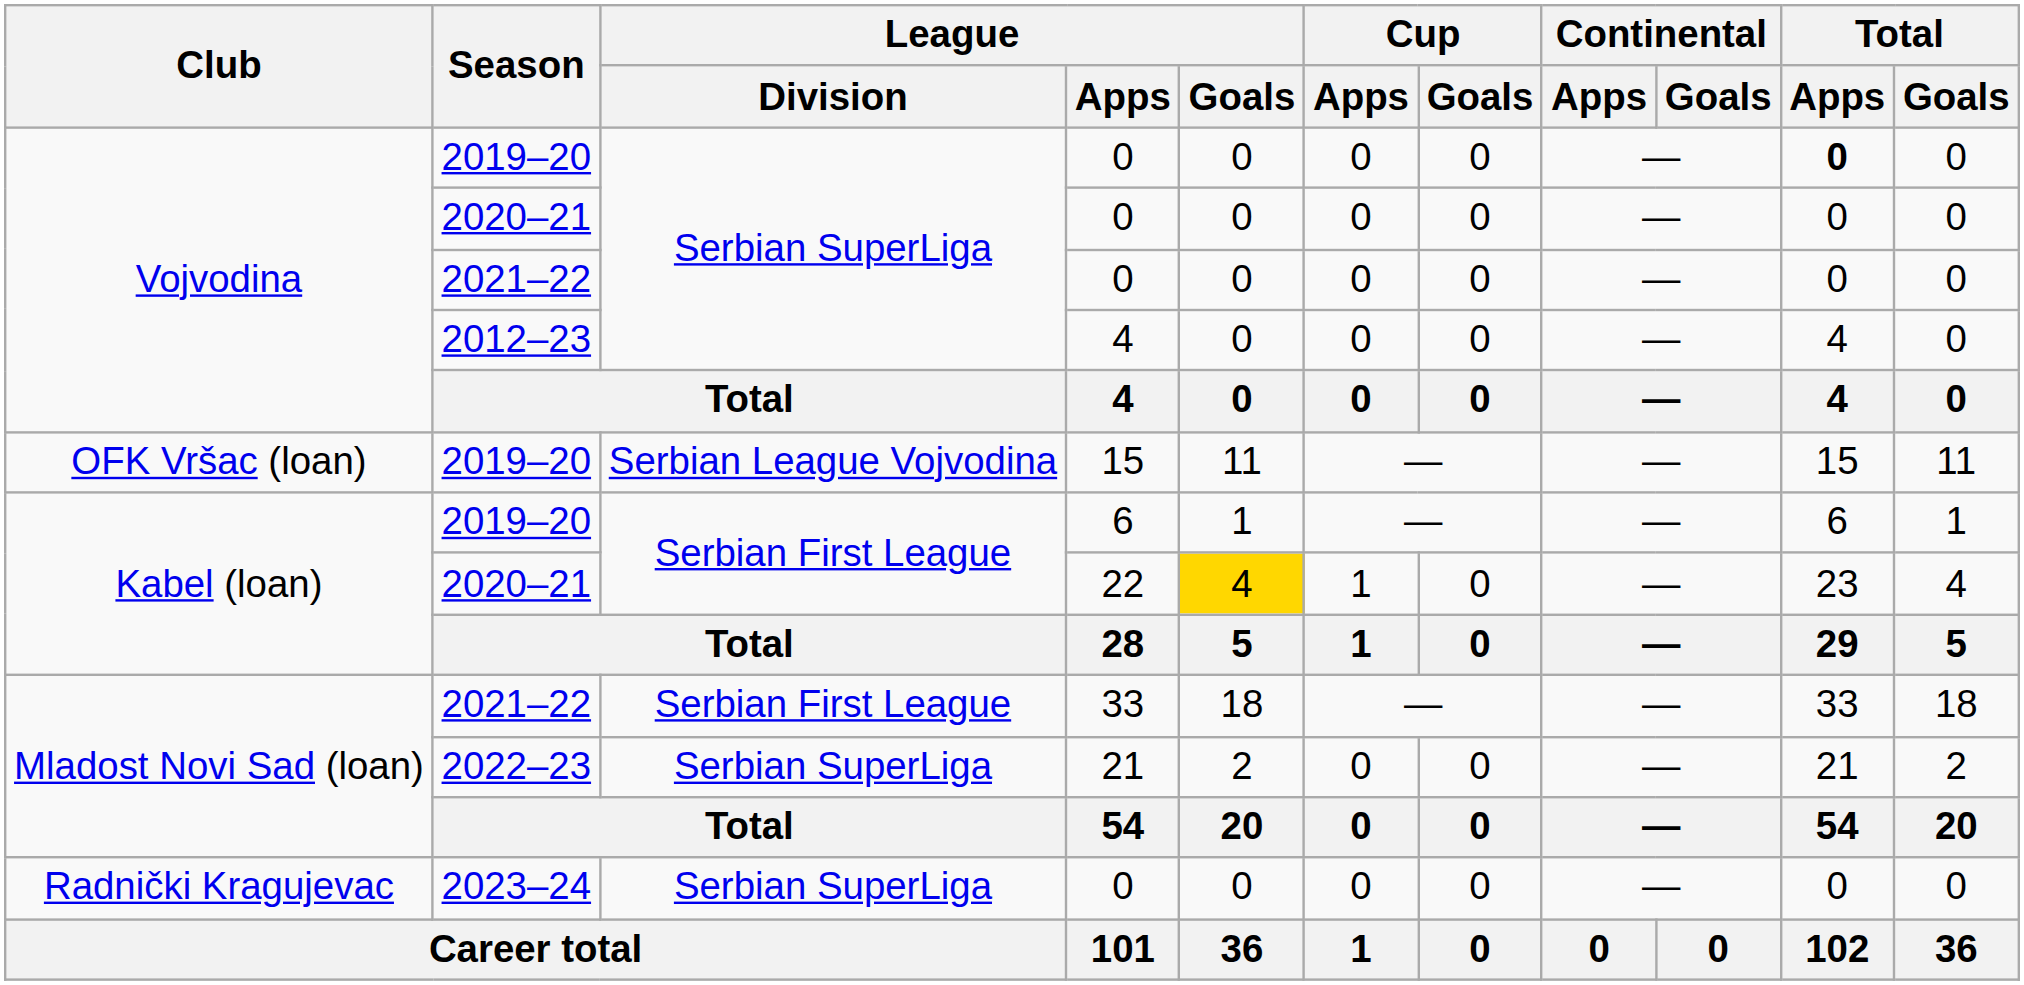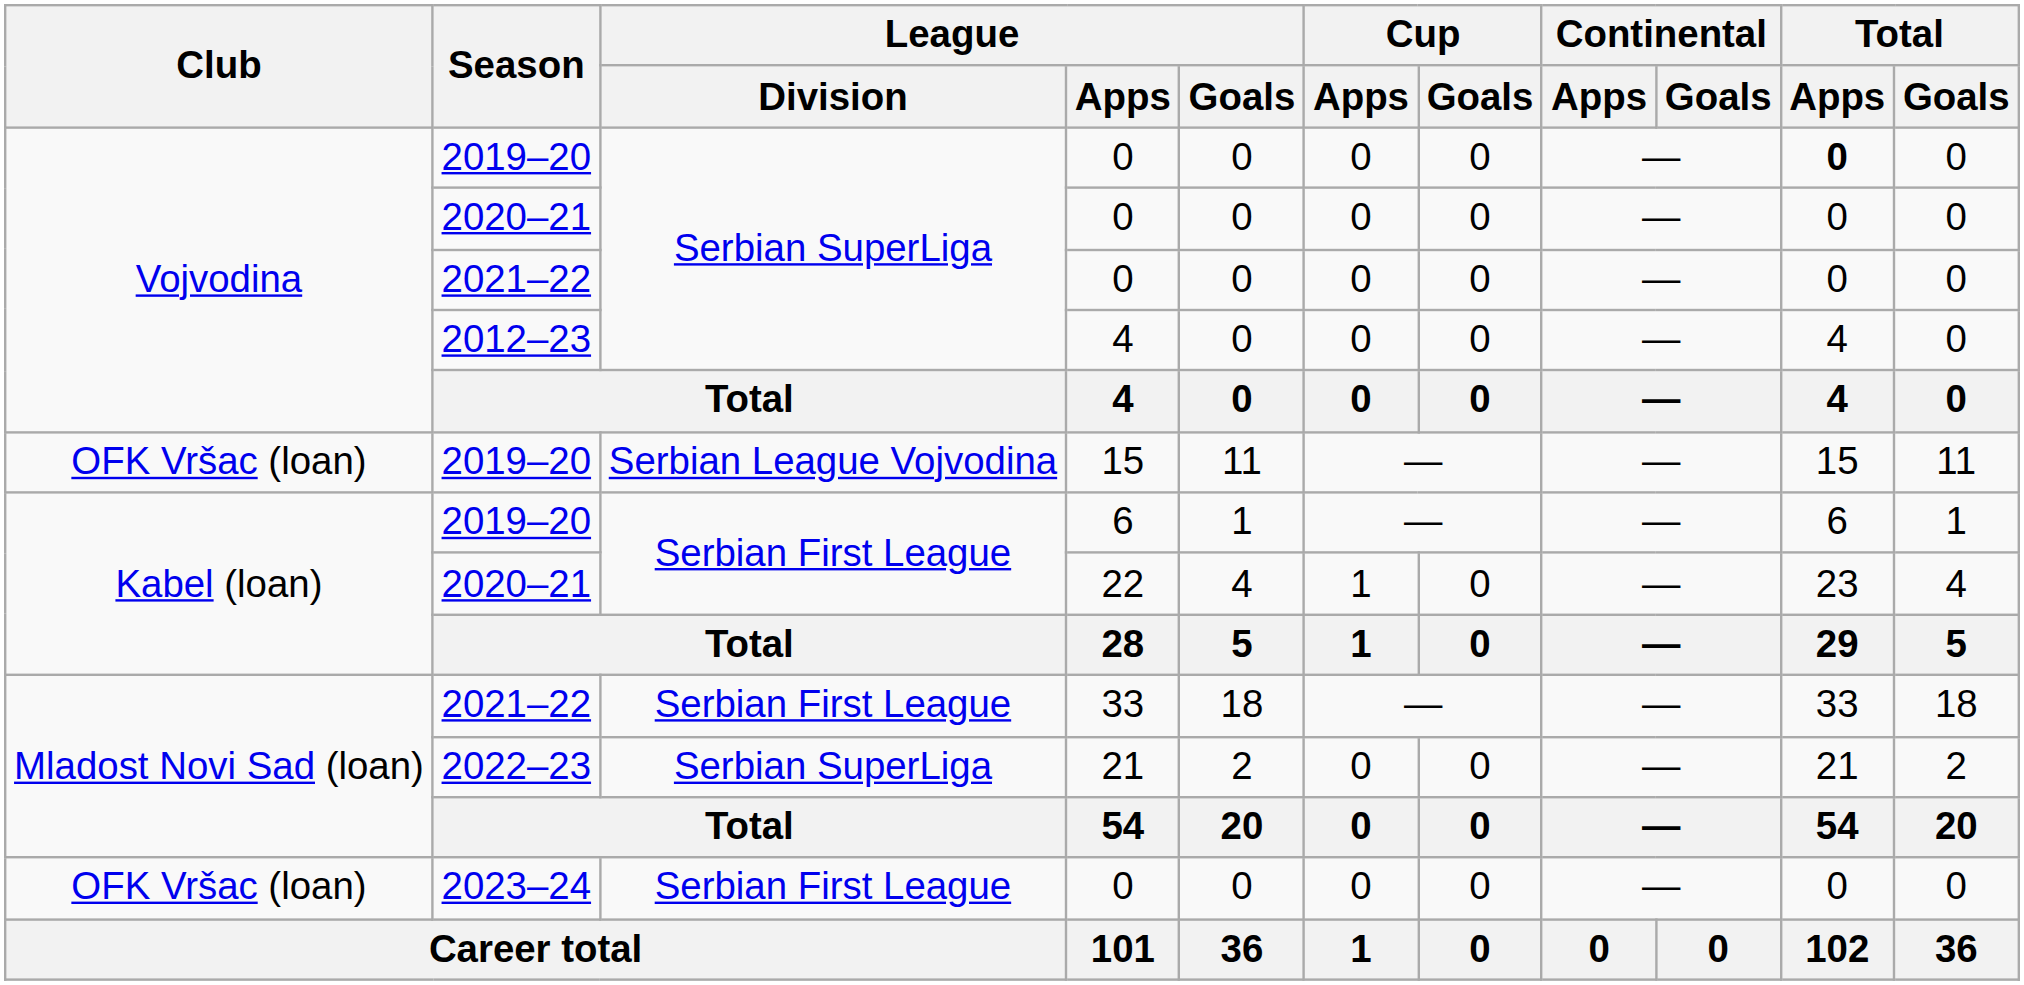(1242, 583) gold background -> (1242, 583) no background
(219, 887) Radnički Kragujevac -> (219, 887) OFK Vršac (loan)
(833, 887) Serbian SuperLiga -> (833, 887) Serbian First League
